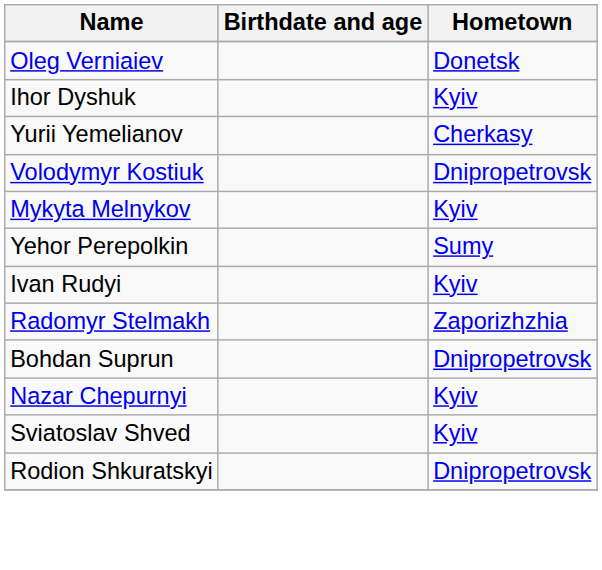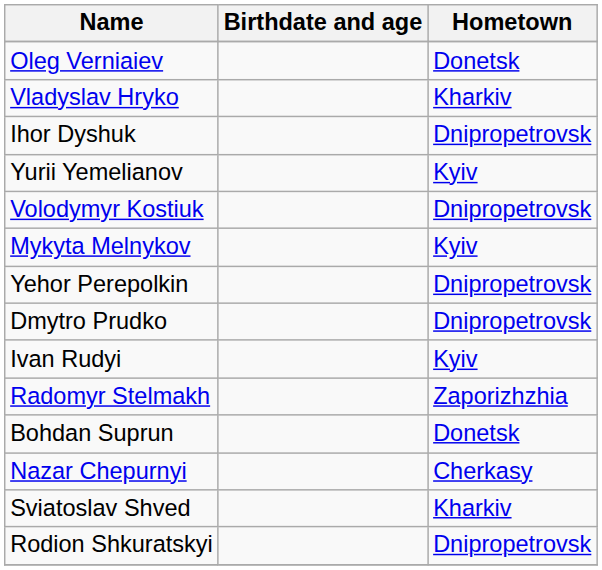+ row: (94, 97)
(455, 97) Kyiv -> (512, 135) Dnipropetrovsk
(483, 135) Cherkasy -> (455, 172) Kyiv
(463, 246) Sumy -> (512, 284) Dnipropetrovsk
+ row: (89, 321)
(512, 358) Dnipropetrovsk -> (476, 433) Donetsk
(455, 396) Kyiv -> (483, 470) Cherkasy
(455, 433) Kyiv -> (472, 508) Kharkiv
